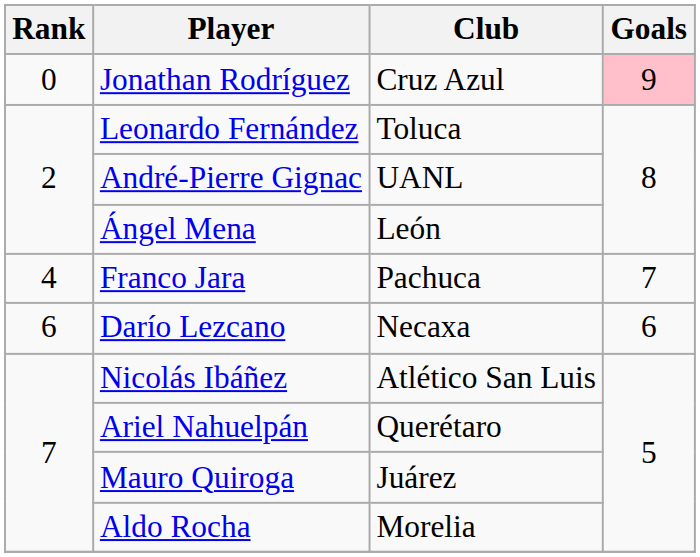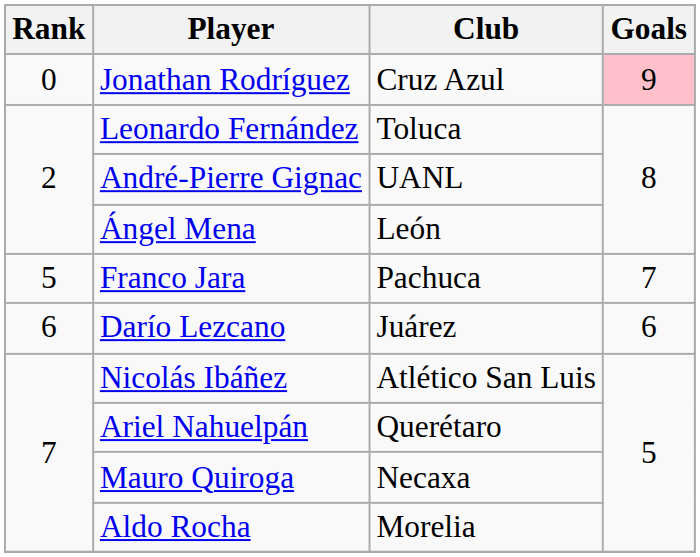(49, 278) 4 -> (49, 278) 5
(423, 327) Necaxa -> (416, 327) Juárez
(416, 476) Juárez -> (423, 476) Necaxa
